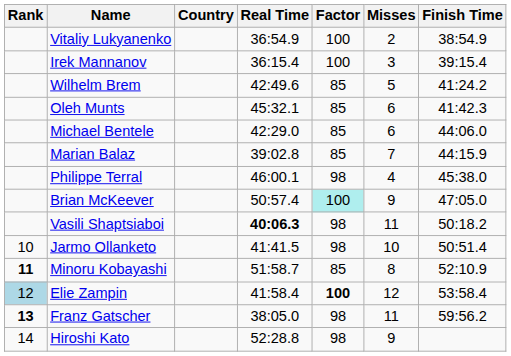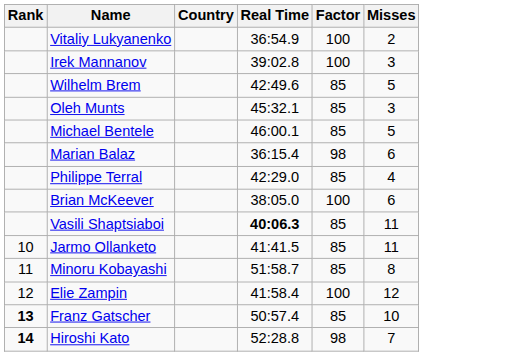- column: (463, 16)
(275, 62) 36:15.4 -> (275, 62) 39:02.8
(391, 108) 6 -> (391, 108) 3
(275, 131) 42:29.0 -> (275, 131) 46:00.1
(391, 131) 6 -> (391, 131) 5
(275, 154) 39:02.8 -> (275, 154) 36:15.4
(338, 154) 85 -> (338, 154) 98
(391, 154) 7 -> (391, 154) 6
(275, 177) 46:00.1 -> (275, 177) 42:29.0
(338, 177) 98 -> (338, 177) 85
(275, 200) 50:57.4 -> (275, 200) 38:05.0
(338, 200) paleturquoise background -> (338, 200) no background
(391, 200) 9 -> (391, 200) 6
(338, 223) 98 -> (338, 223) 85
(338, 246) 98 -> (338, 246) 85
(391, 246) 10 -> (391, 246) 11
(26, 270) bold -> (26, 270) normal
(26, 293) lightblue background -> (26, 293) no background
(338, 293) bold -> (338, 293) normal
(275, 316) 38:05.0 -> (275, 316) 50:57.4
(338, 316) 98 -> (338, 316) 85
(391, 316) 11 -> (391, 316) 10
(26, 339) normal -> (26, 339) bold
(391, 339) 9 -> (391, 339) 7
